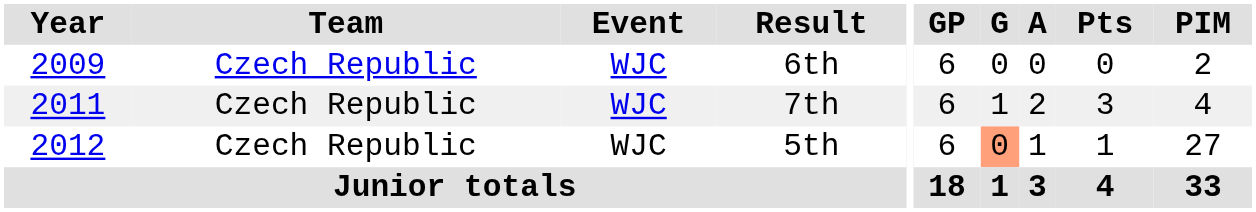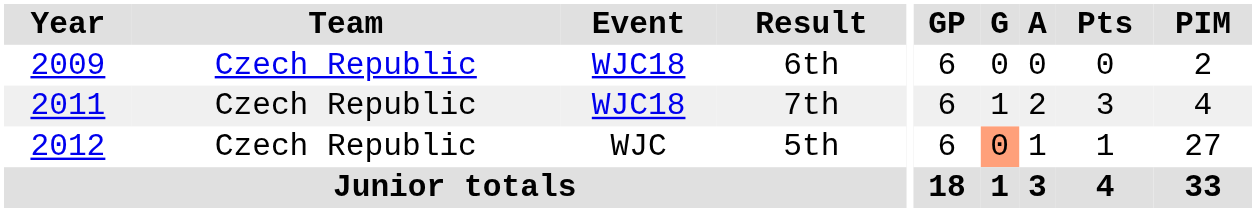(639, 65) WJC -> (639, 65) WJC18
(639, 106) WJC -> (639, 106) WJC18
